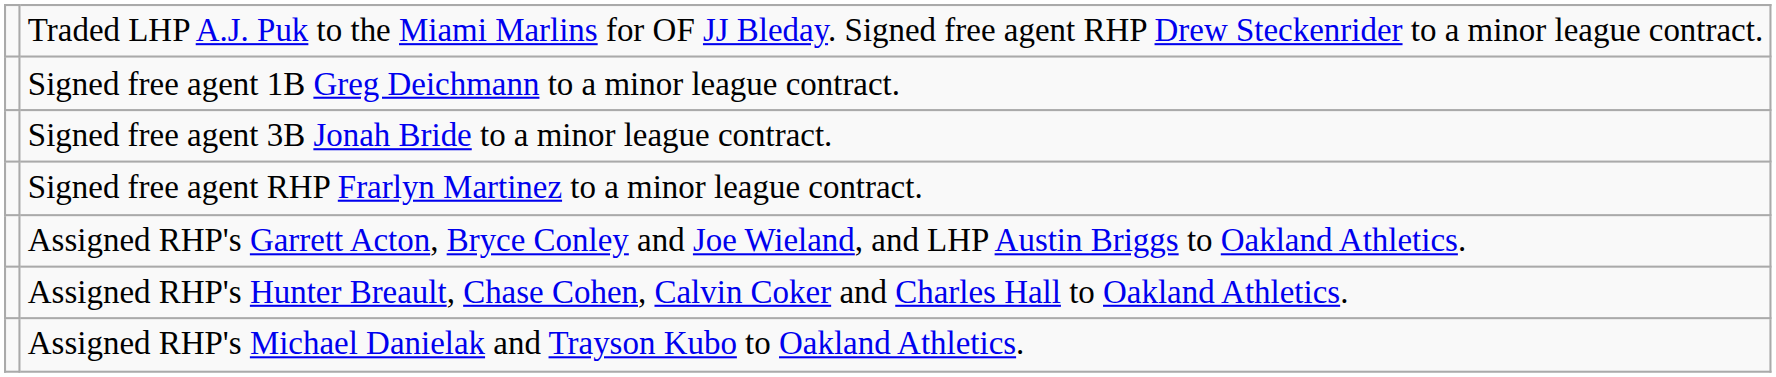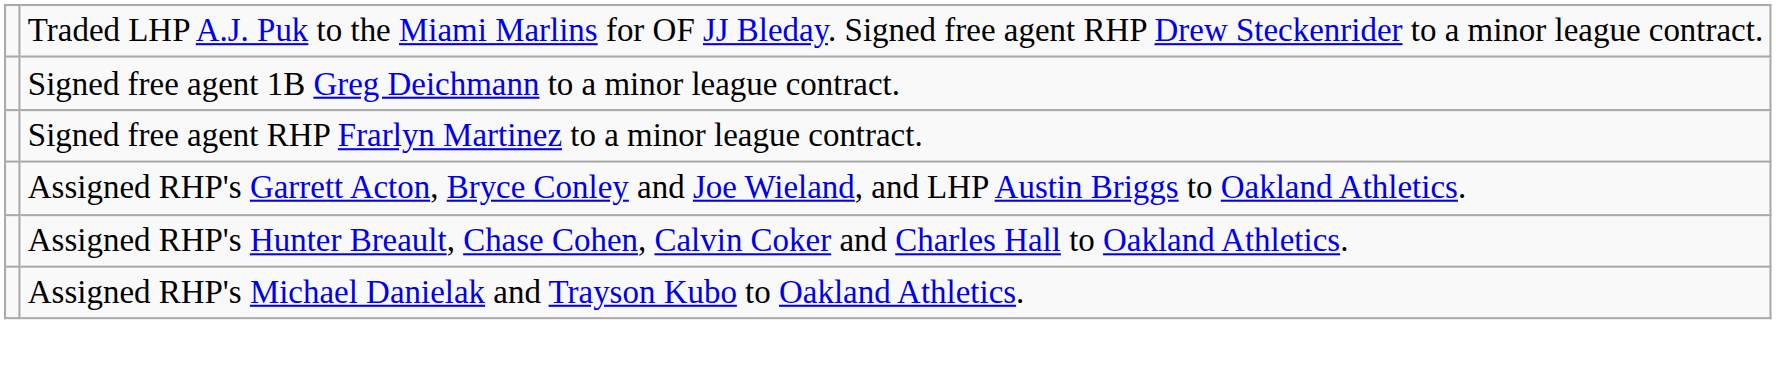- row: (430, 135)
